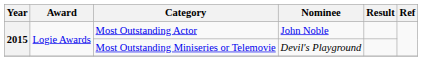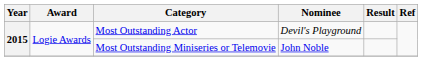(305, 30) John Noble -> (321, 30) Devil's Playground
(321, 47) Devil's Playground -> (305, 47) John Noble
